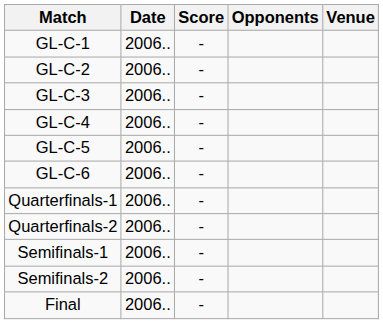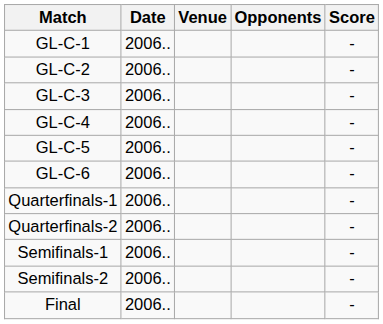columns swapped: (351, 17) <-> (201, 17)
